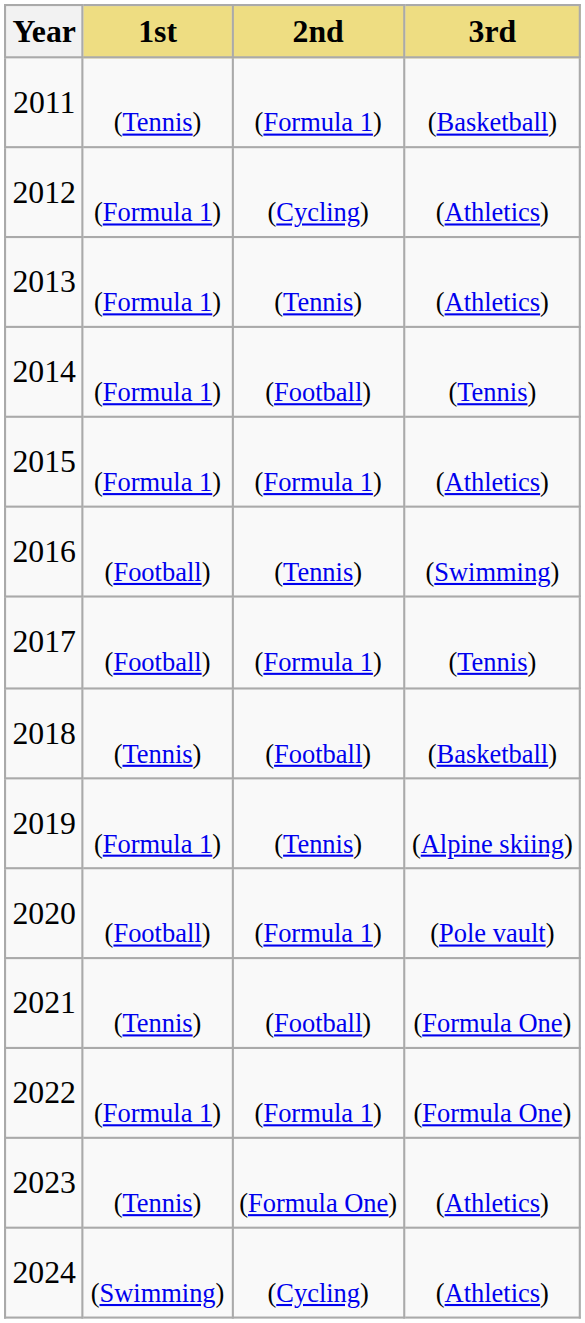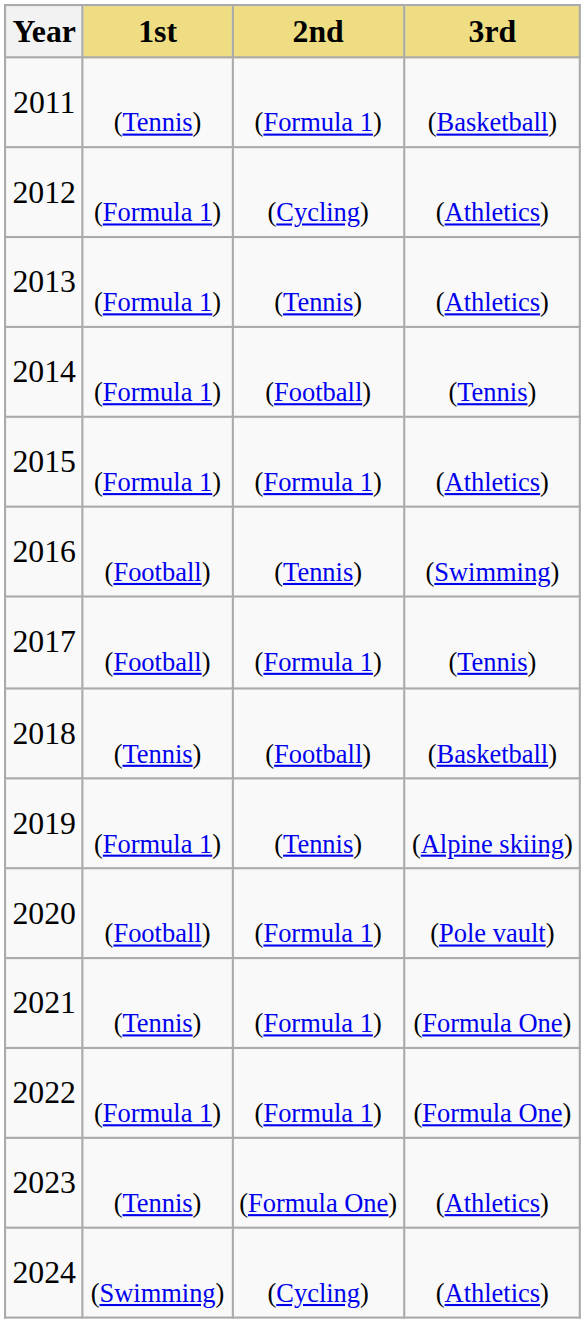(318, 1024) (Football) -> (318, 1024) (Formula 1)
